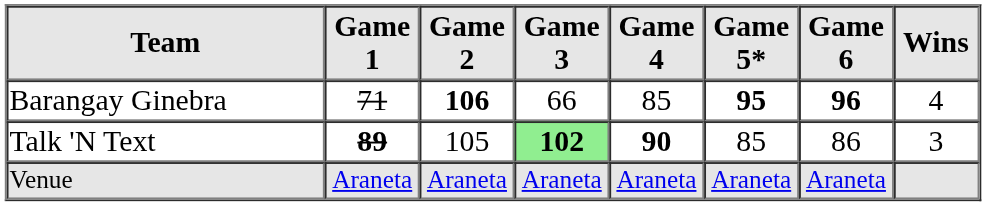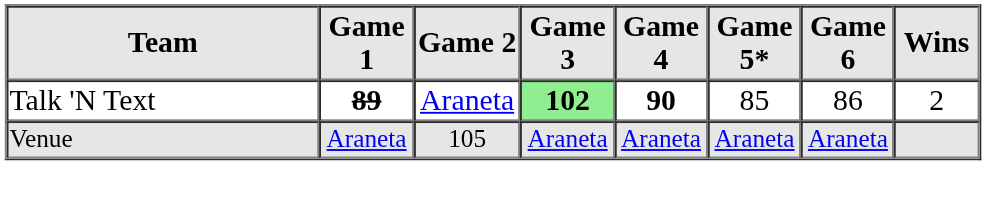- row: (118, 100)
(467, 141) 105 -> (467, 100) Araneta
(936, 141) 3 -> (937, 100) 2
(467, 180) Araneta -> (467, 139) 105
